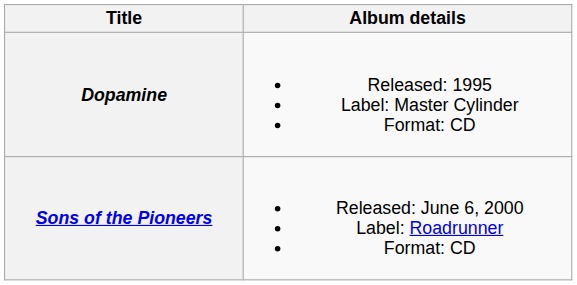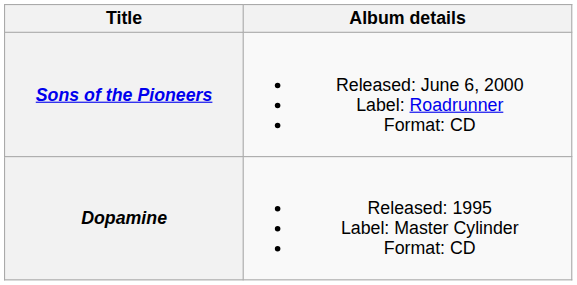rows swapped: (124, 94) <-> (124, 218)
